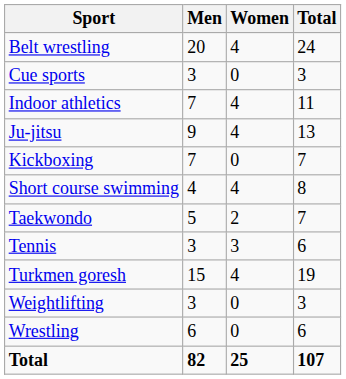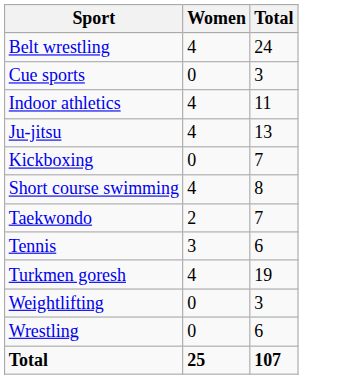- column: (205, 18)
